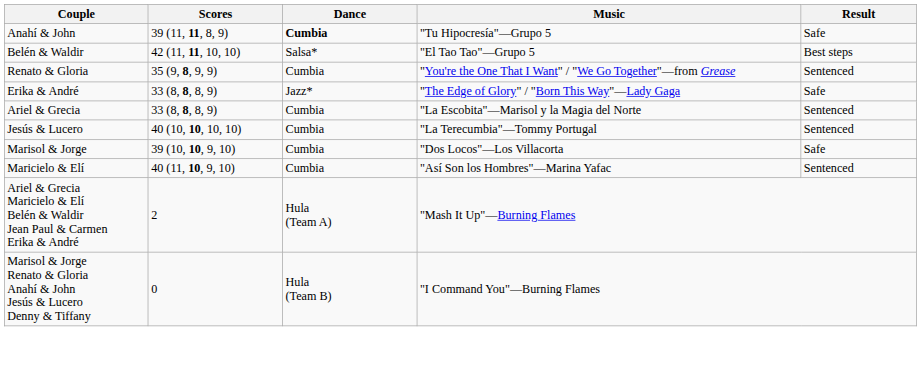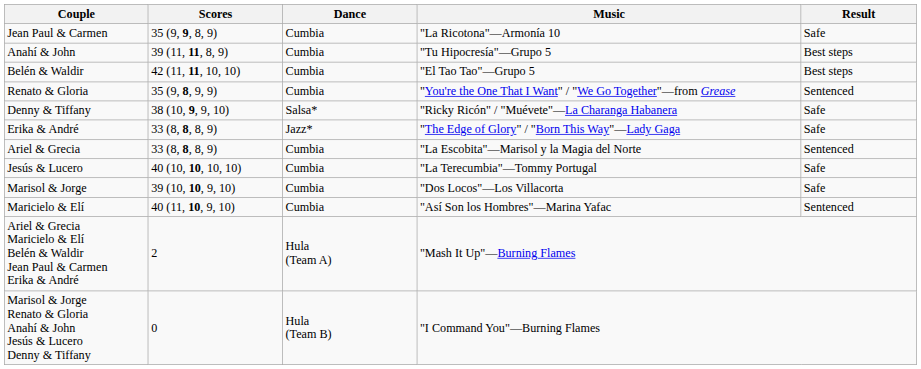+ row: (57, 33)
(306, 33) bold -> (305, 52) normal
(815, 33) Safe -> (828, 52) Best steps
(301, 52) Salsa* -> (305, 71) Cumbia
+ row: (49, 110)
(829, 129) Sentenced -> (815, 168) Safe
